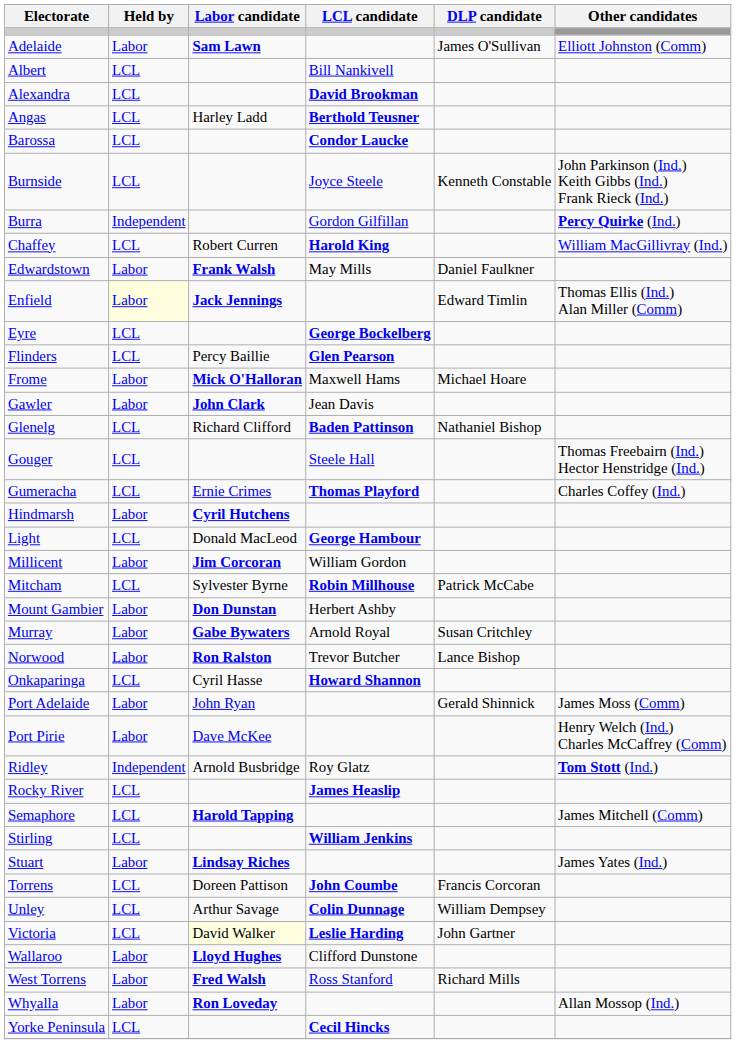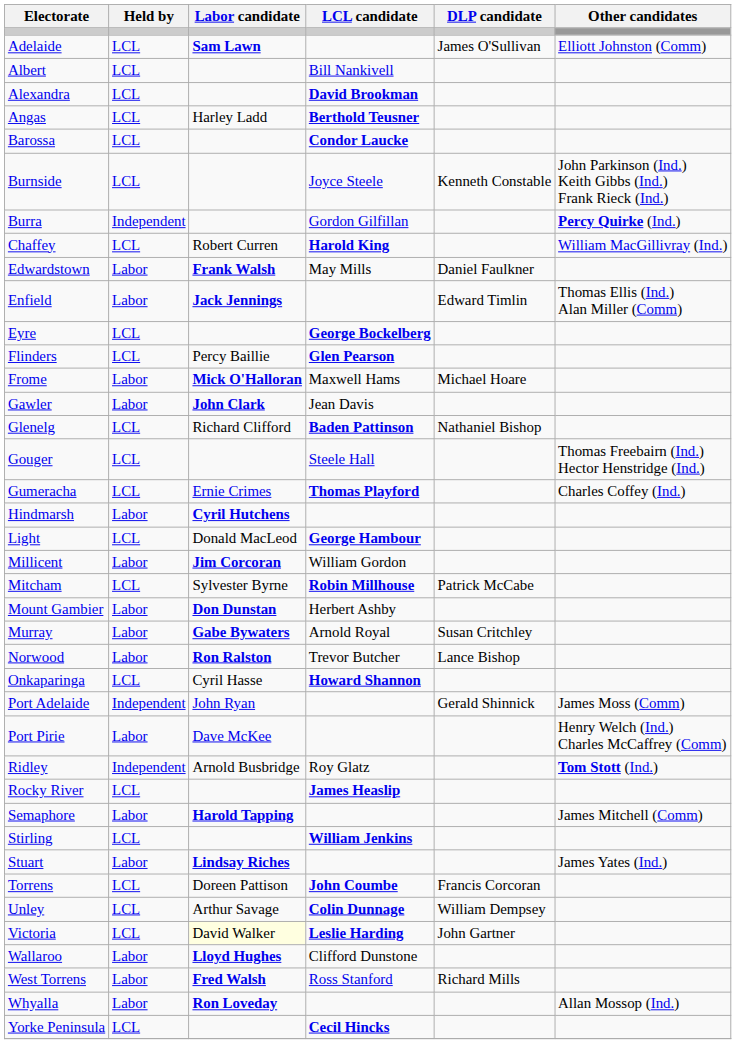(130, 46) Labor -> (126, 46) LCL
(130, 300) lightyellow background -> (130, 300) no background
(130, 703) Labor -> (149, 703) Independent
(126, 814) LCL -> (130, 814) Labor
